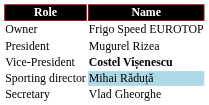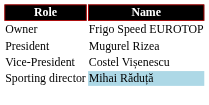(131, 62) bold -> (129, 62) normal
- row: (28, 94)
